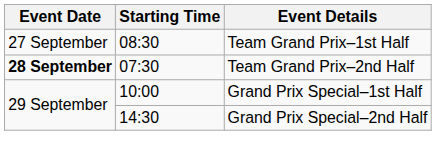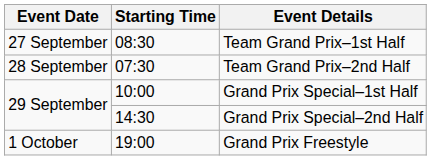(60, 67) bold -> (58, 67) normal
+ row: (296, 142)
